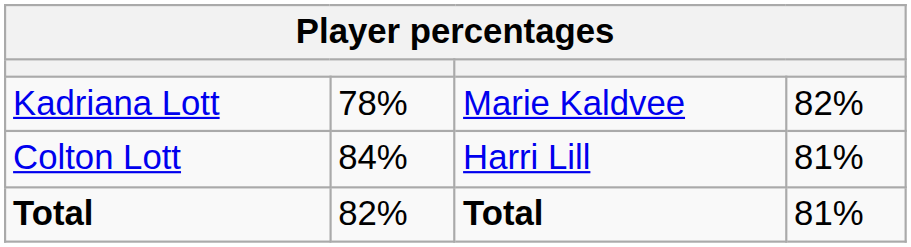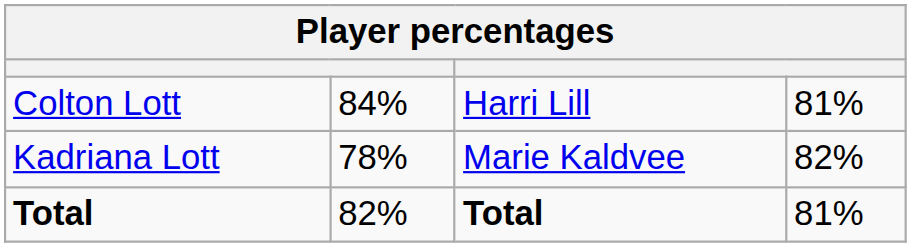rows swapped: (116, 103) <-> (97, 158)
